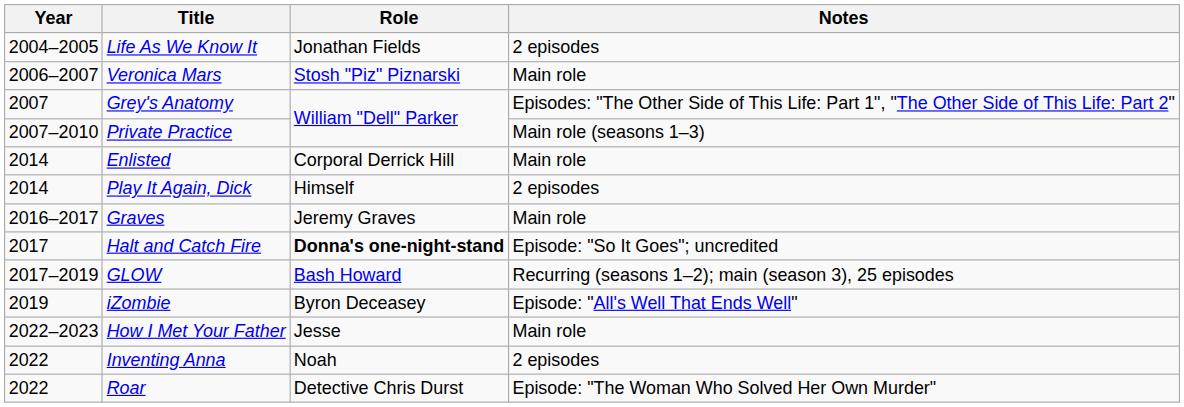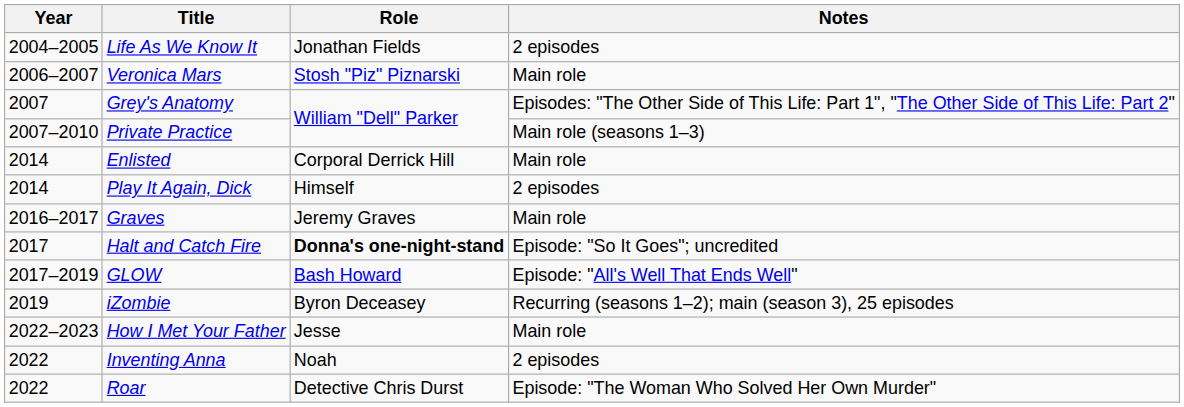(733, 274) Recurring (seasons 1–2); main (season 3), 25 episodes -> (655, 274) Episode: "All's Well That Ends Well"
(655, 302) Episode: "All's Well That Ends Well" -> (733, 302) Recurring (seasons 1–2); main (season 3), 25 episodes
